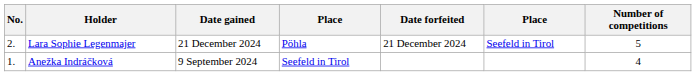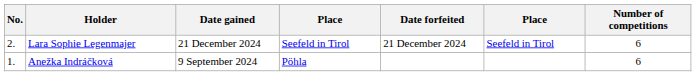(294, 43) Pöhla -> (316, 43) Seefeld in Tirol
(638, 43) 5 -> (638, 43) 6
(316, 61) Seefeld in Tirol -> (294, 61) Pöhla
(638, 61) 4 -> (638, 61) 6
